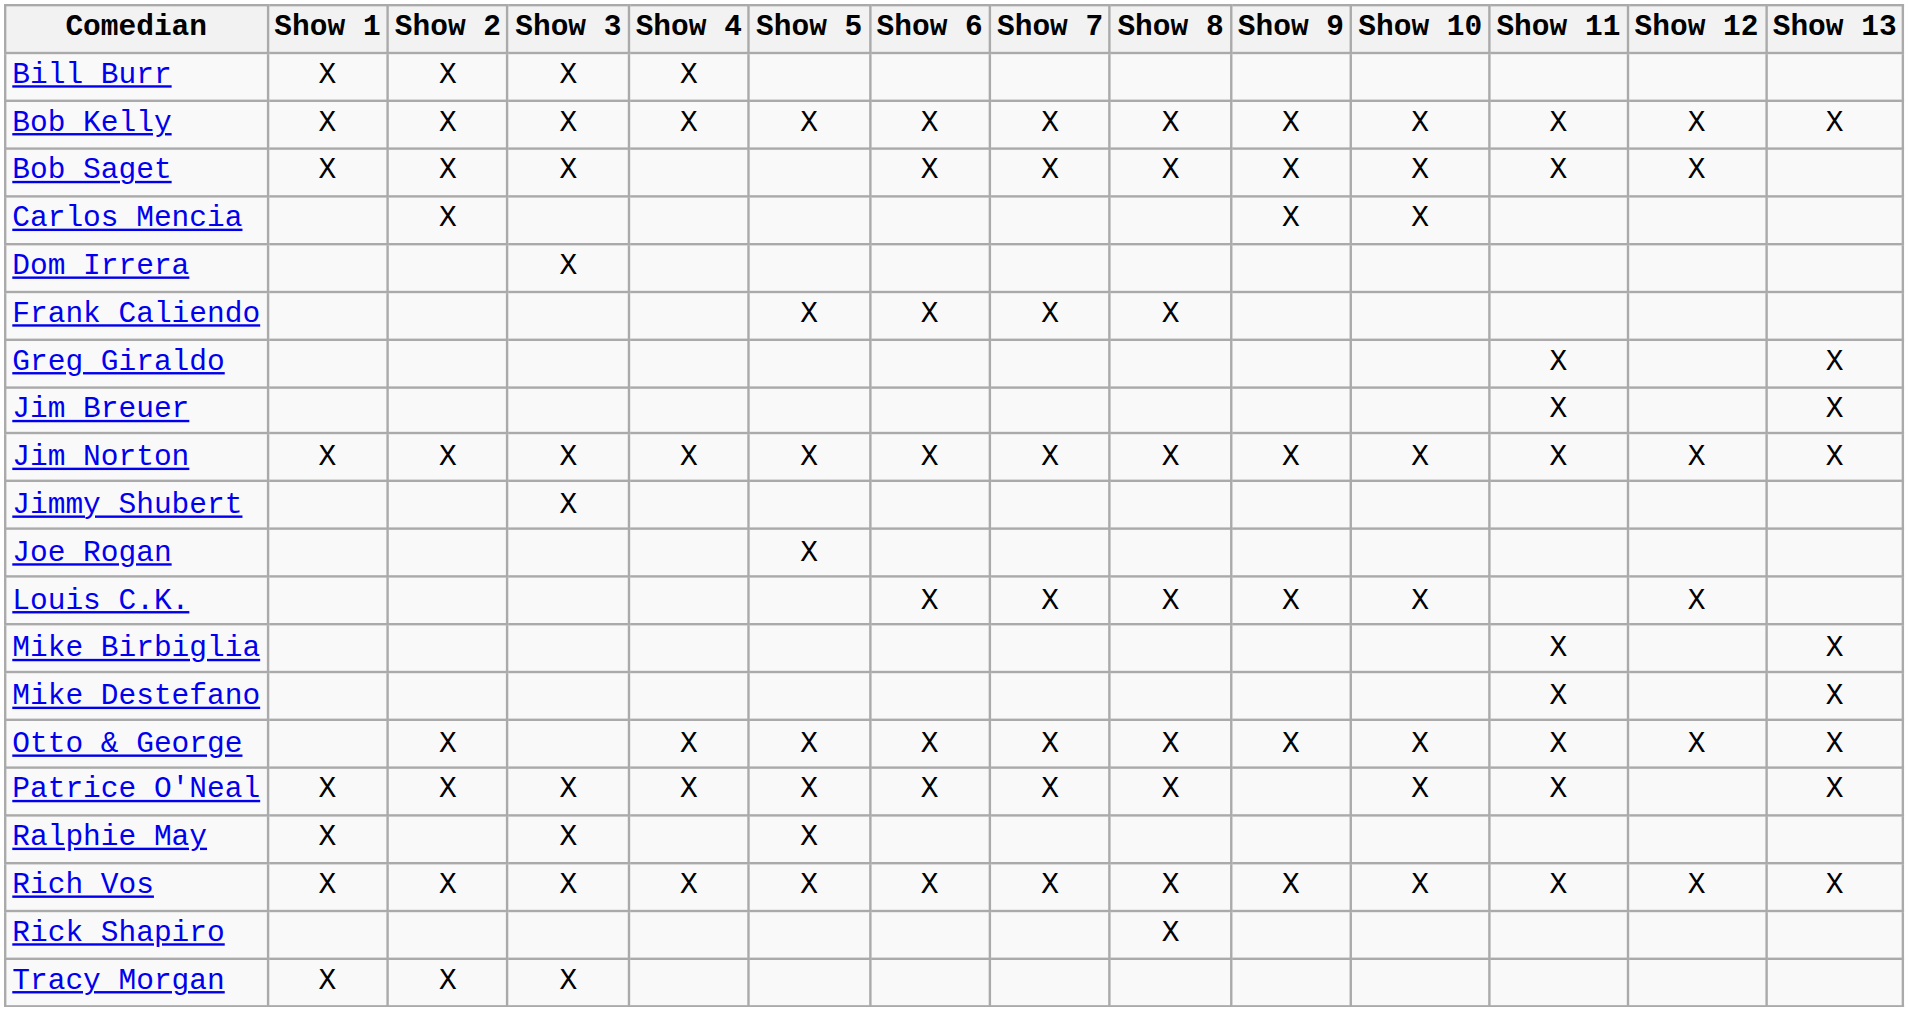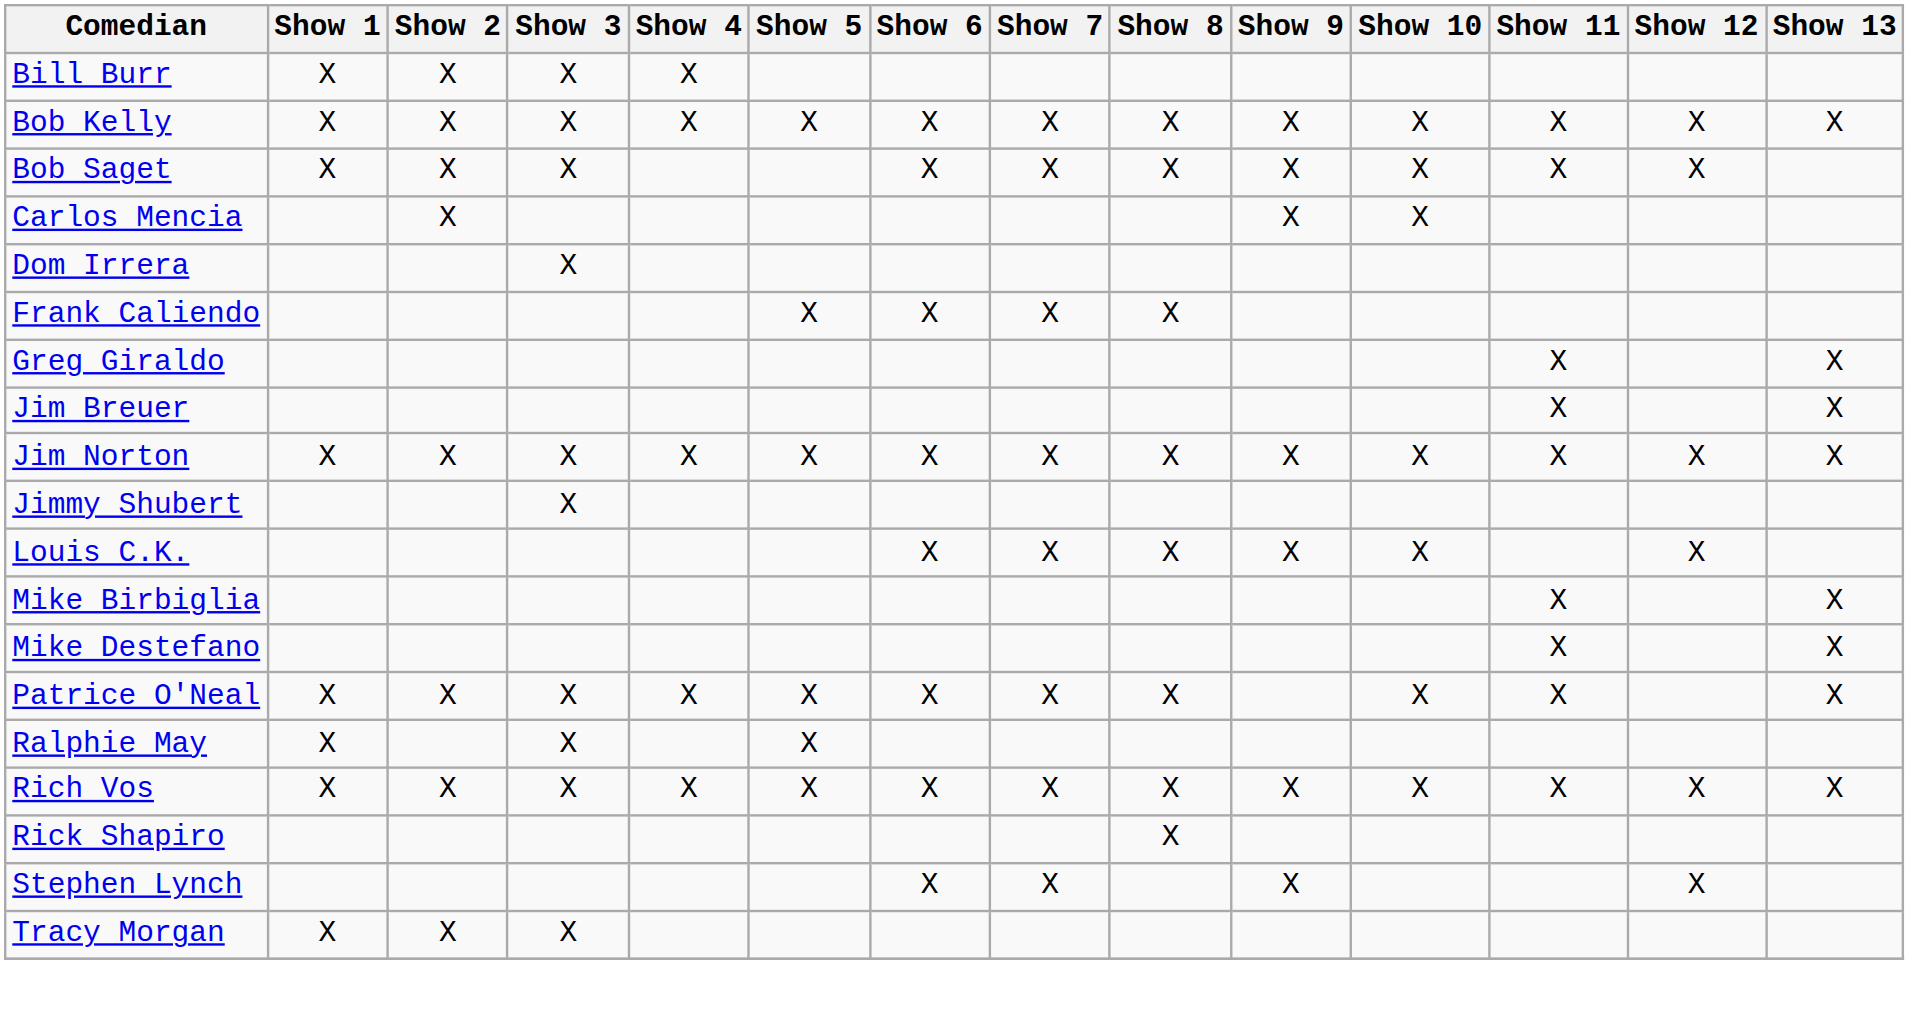- row: (92, 554)
- row: (127, 744)
+ row: (127, 887)
